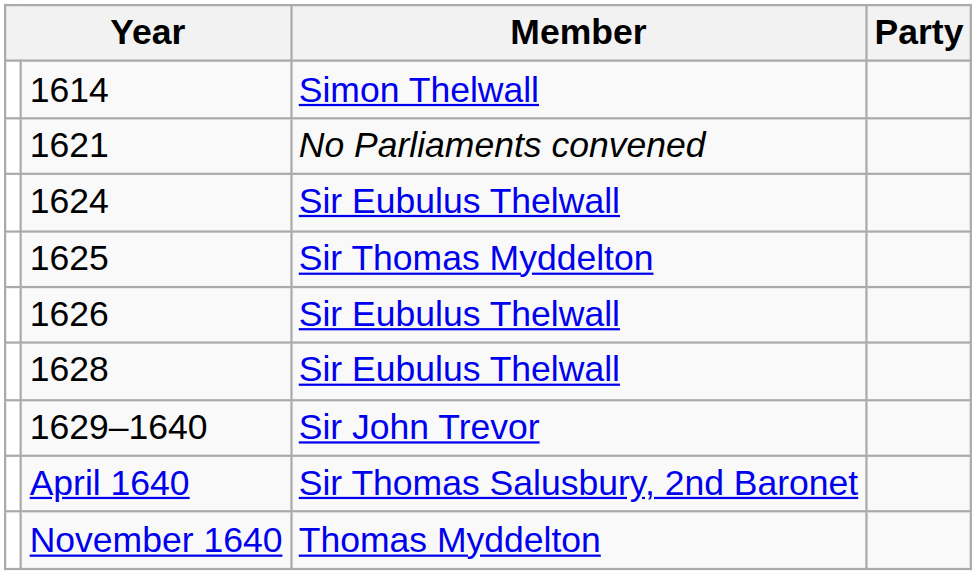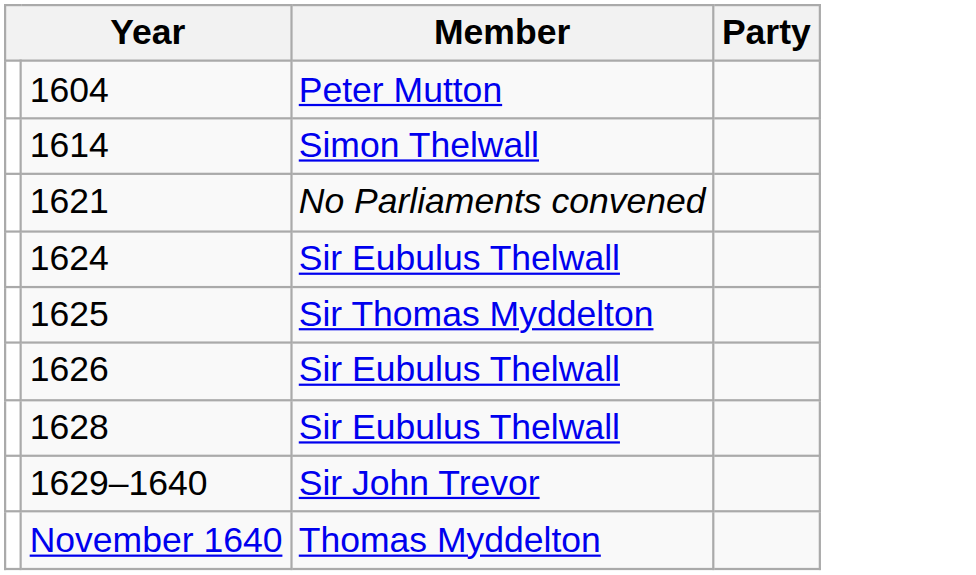+ row: (69, 88)
- row: (110, 483)
